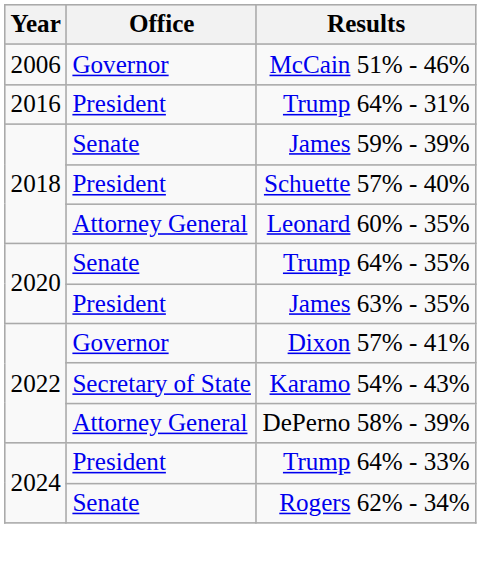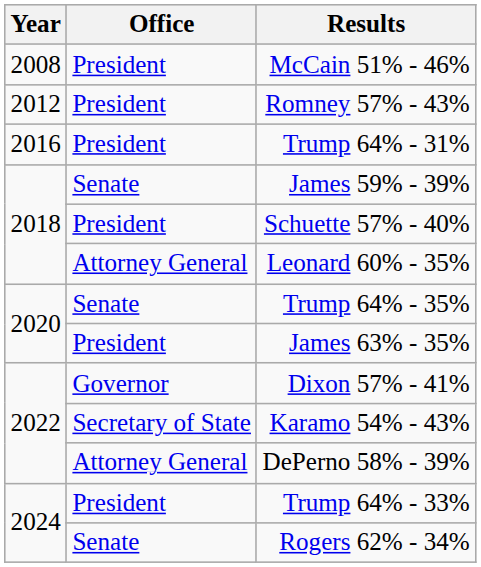(36, 64) 2006 -> (36, 64) 2008
(121, 64) Governor -> (119, 64) President
+ row: (368, 104)
